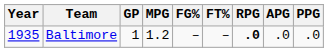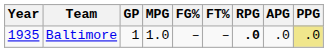(158, 37) 1.2 -> (158, 37) 1.0
(312, 37) no background -> (312, 37) khaki background
